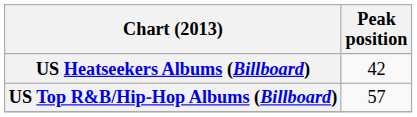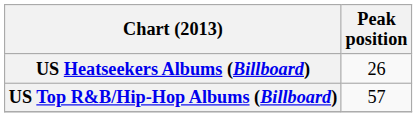(377, 68) 42 -> (377, 68) 26
